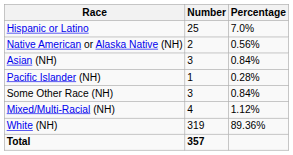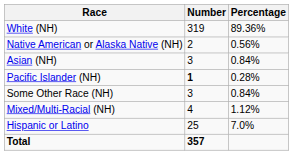rows swapped: (32, 126) <-> (48, 28)
(190, 77) normal -> (190, 77) bold
